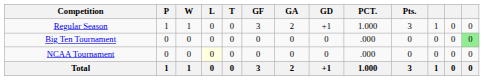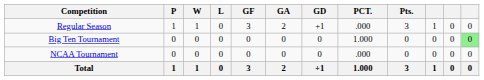- column: (232, 12)
(368, 26) 1.000 -> (363, 26) .000
(368, 40) .000 -> (363, 40) 1.000
(212, 54) lightyellow background -> (221, 54) no background
